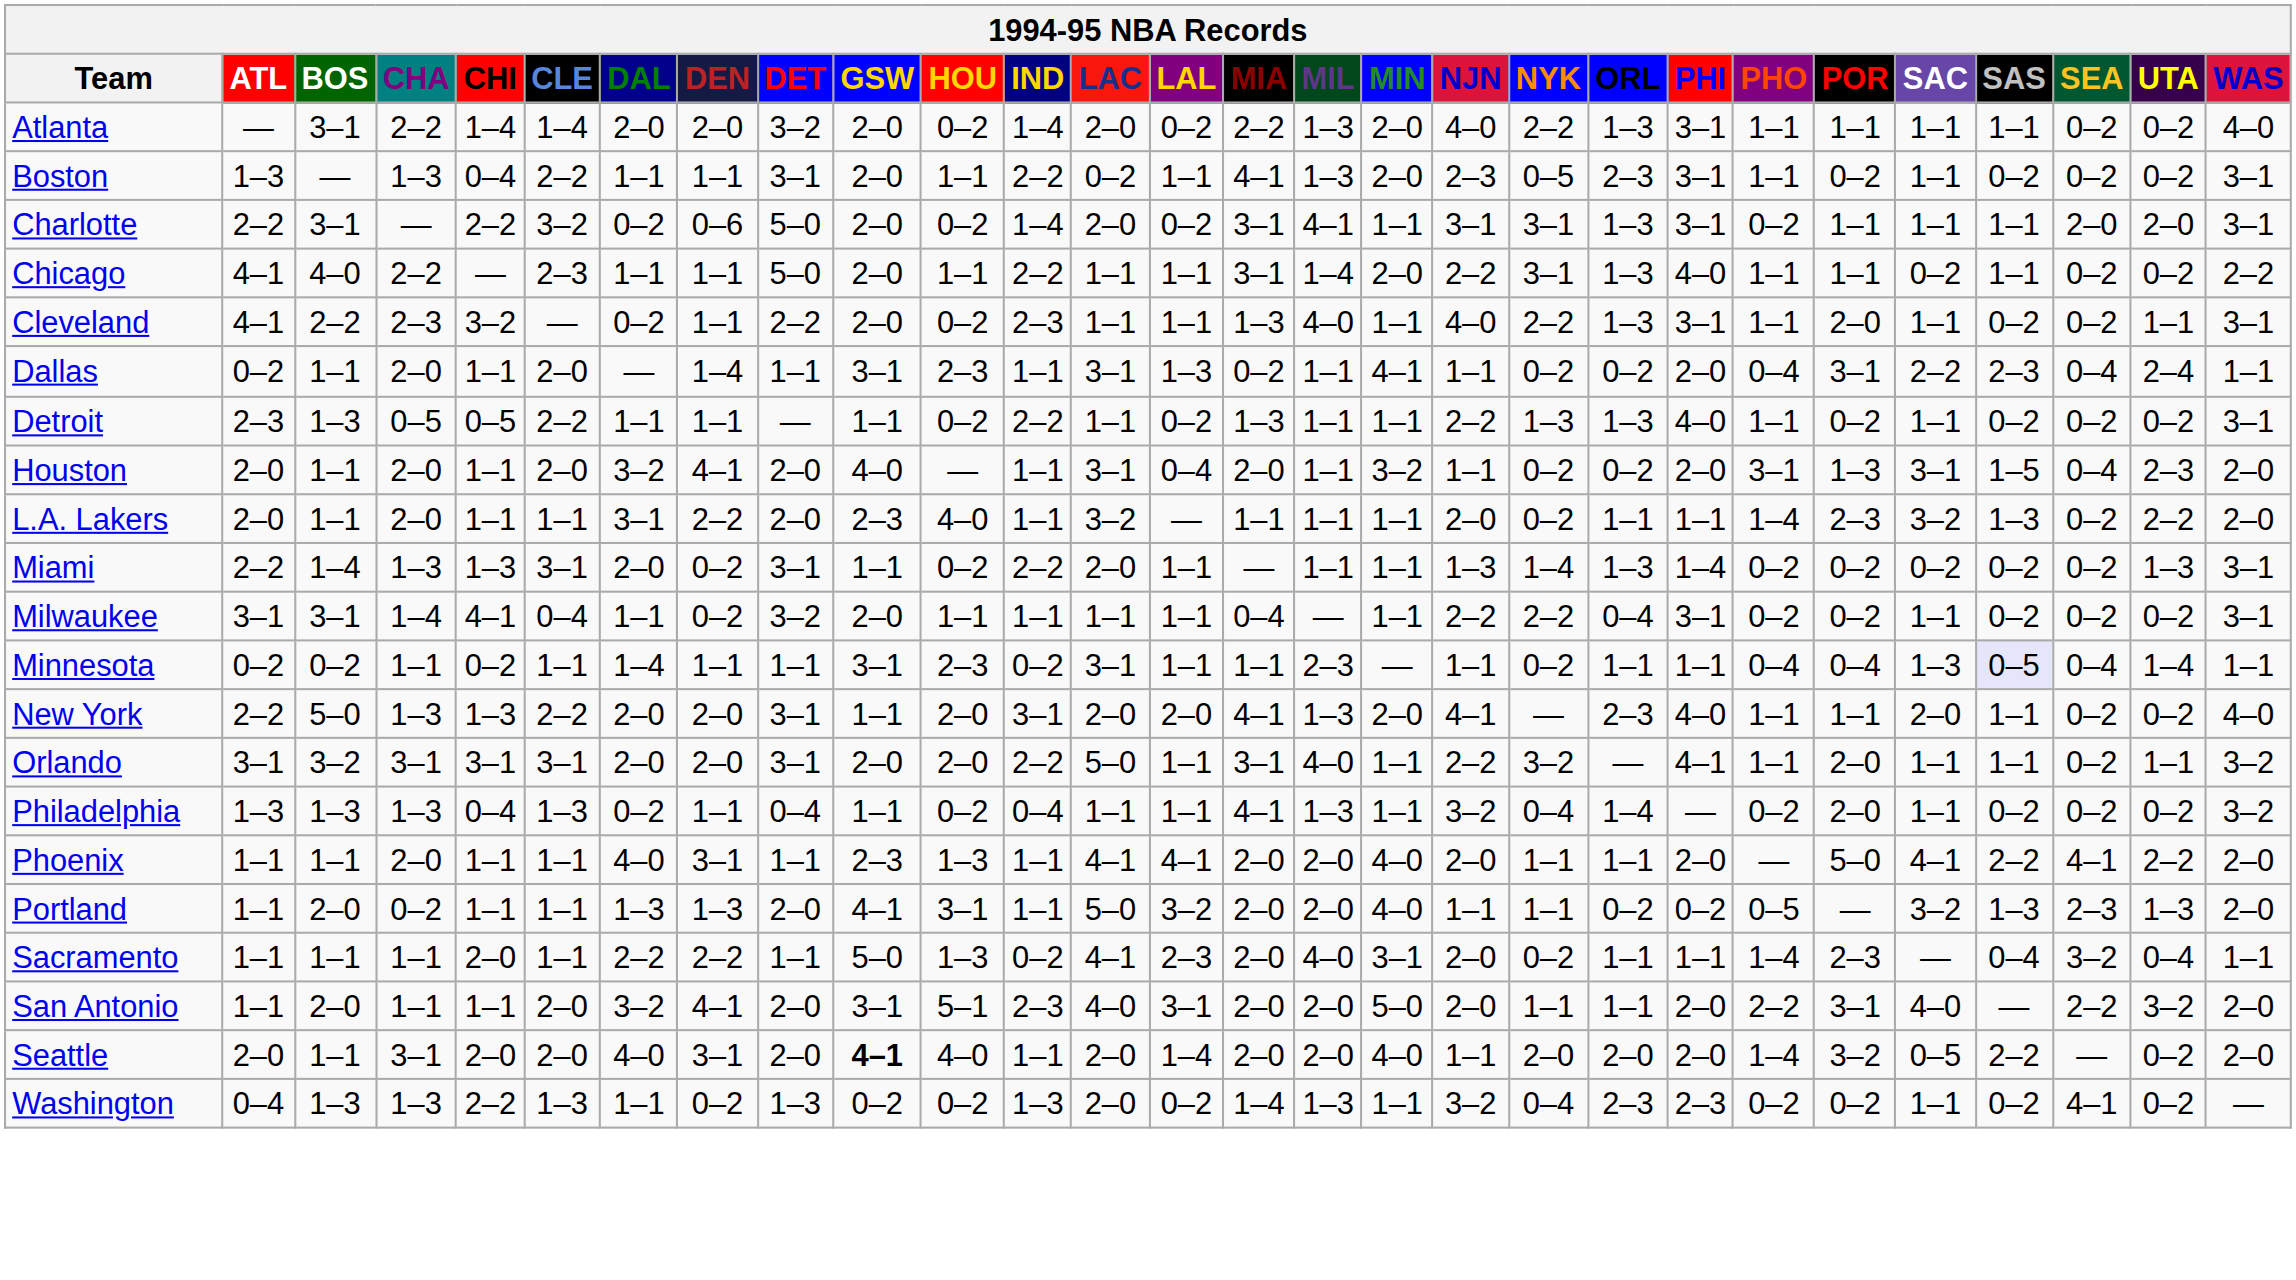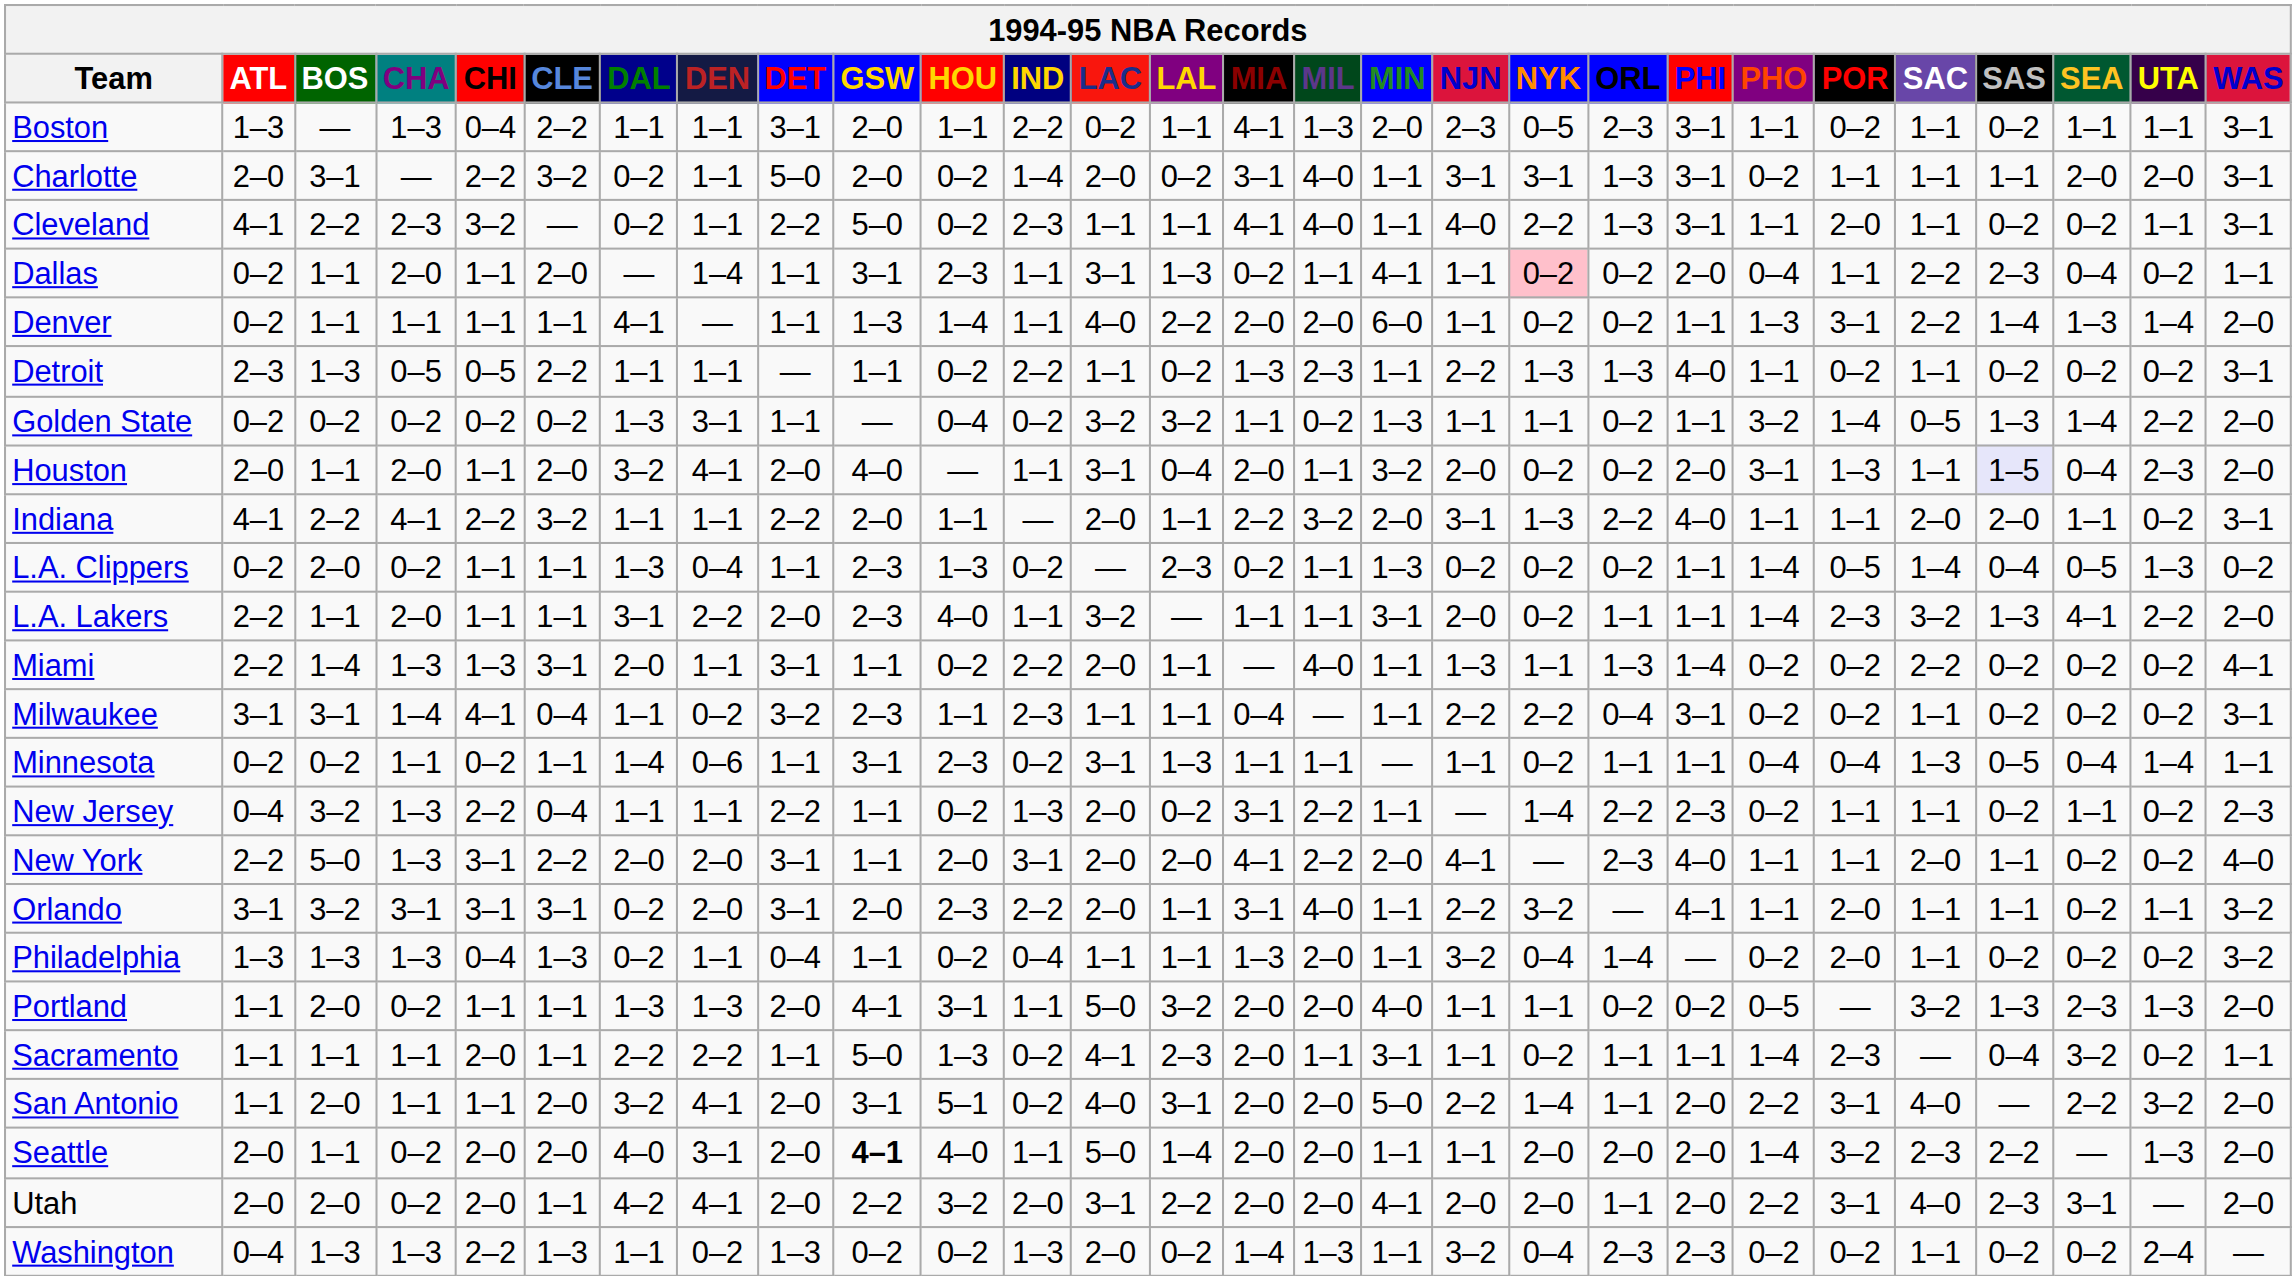- row: (60, 127)
(2092, 176) 0–2 -> (2092, 127) 1–1
(2168, 176) 0–2 -> (2168, 127) 1–1
(258, 225) 2–2 -> (258, 176) 2–0
(718, 225) 0–6 -> (718, 176) 1–1
(1328, 225) 4–1 -> (1328, 176) 4–0
- row: (69, 274)
(877, 323) 2–0 -> (877, 225) 5–0
(1259, 323) 1–3 -> (1259, 225) 4–1
(1548, 372) no background -> (1548, 274) pink background
(1855, 372) 3–1 -> (1855, 274) 1–1
(2168, 372) 2–4 -> (2168, 274) 0–2
+ row: (62, 323)
(1328, 420) 1–1 -> (1328, 372) 2–3
+ row: (102, 420)
(1471, 469) 1–1 -> (1471, 469) 2–0
(1935, 469) 3–1 -> (1935, 469) 1–1
(2014, 469) no background -> (2014, 469) lavender background
+ row: (63, 518)
+ row: (100, 567)
(258, 518) 2–0 -> (258, 616) 2–2
(1397, 518) 1–1 -> (1397, 616) 3–1
(2092, 518) 0–2 -> (2092, 616) 4–1
(718, 567) 0–2 -> (718, 665) 1–1
(1328, 567) 1–1 -> (1328, 665) 4–0
(1548, 567) 1–4 -> (1548, 665) 1–1
(1935, 567) 0–2 -> (1935, 665) 2–2
(2168, 567) 1–3 -> (2168, 665) 0–2
(2248, 567) 3–1 -> (2248, 665) 4–1
(877, 616) 2–0 -> (877, 713) 2–3
(1038, 616) 1–1 -> (1038, 713) 2–3
(718, 665) 1–1 -> (718, 762) 0–6
(1186, 665) 1–1 -> (1186, 762) 1–3
(1328, 665) 2–3 -> (1328, 762) 1–1
(2014, 665) lavender background -> (2014, 762) no background
+ row: (93, 811)
(490, 713) 1–3 -> (490, 860) 3–1
(1328, 713) 1–3 -> (1328, 860) 2–2
(639, 762) 2–0 -> (639, 909) 0–2
(963, 762) 2–0 -> (963, 909) 2–3
(1110, 762) 5–0 -> (1110, 909) 2–0
(1259, 811) 4–1 -> (1259, 958) 1–3
(1328, 811) 1–3 -> (1328, 958) 2–0
- row: (68, 860)
(1328, 958) 4–0 -> (1328, 1055) 1–1
(1471, 958) 2–0 -> (1471, 1055) 1–1
(2168, 958) 0–4 -> (2168, 1055) 0–2
(1038, 1007) 2–3 -> (1038, 1104) 0–2
(1471, 1007) 2–0 -> (1471, 1104) 2–2
(1548, 1007) 1–1 -> (1548, 1104) 1–4
(416, 1055) 3–1 -> (416, 1153) 0–2
(1110, 1055) 2–0 -> (1110, 1153) 5–0
(1397, 1055) 4–0 -> (1397, 1153) 1–1
(1935, 1055) 0–5 -> (1935, 1153) 2–3
(2168, 1055) 0–2 -> (2168, 1153) 1–3
+ row: (45, 1202)
(2092, 1104) 4–1 -> (2092, 1251) 0–2
(2168, 1104) 0–2 -> (2168, 1251) 2–4
